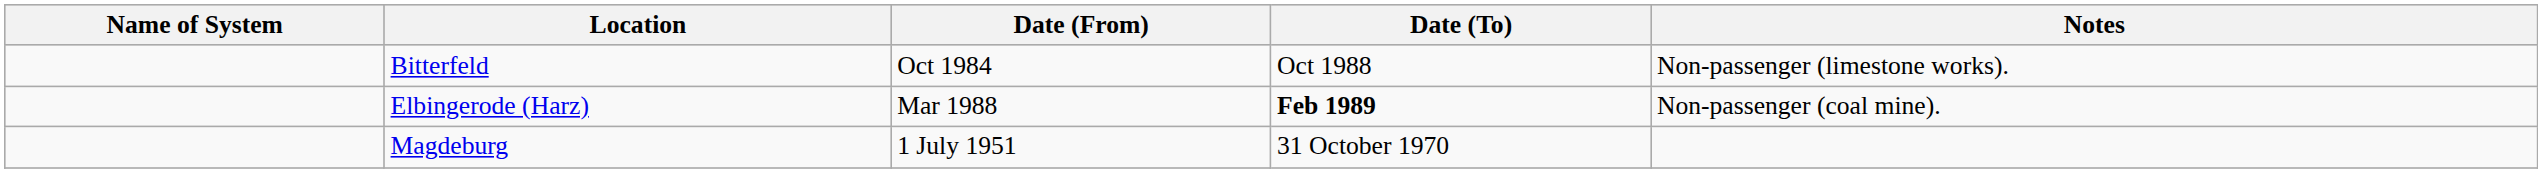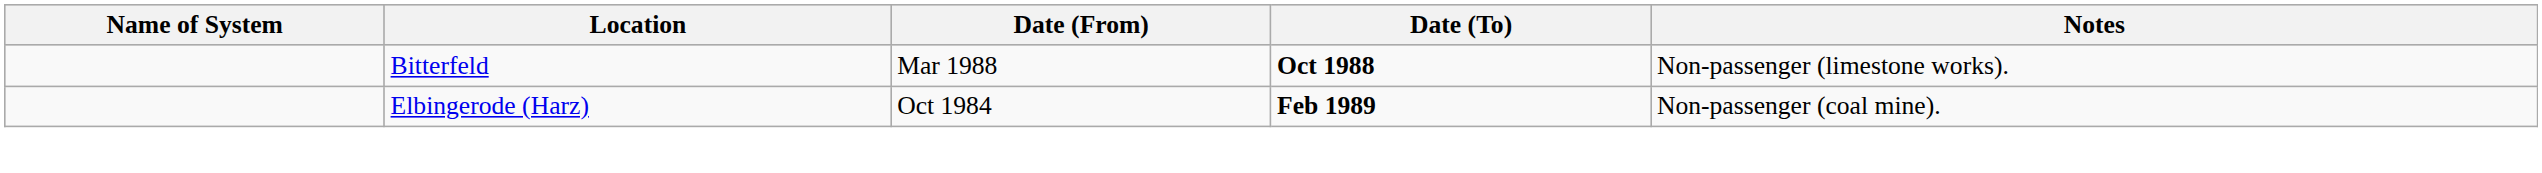(944, 65) Oct 1984 -> (947, 65) Mar 1988
(1324, 65) normal -> (1326, 65) bold
(947, 106) Mar 1988 -> (944, 106) Oct 1984
- row: (449, 146)
